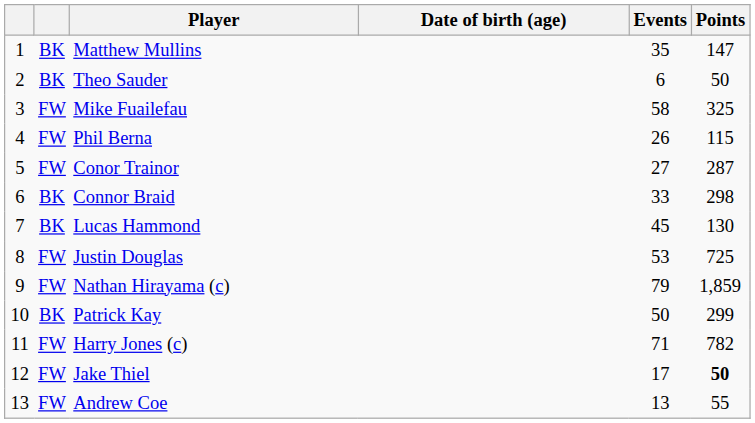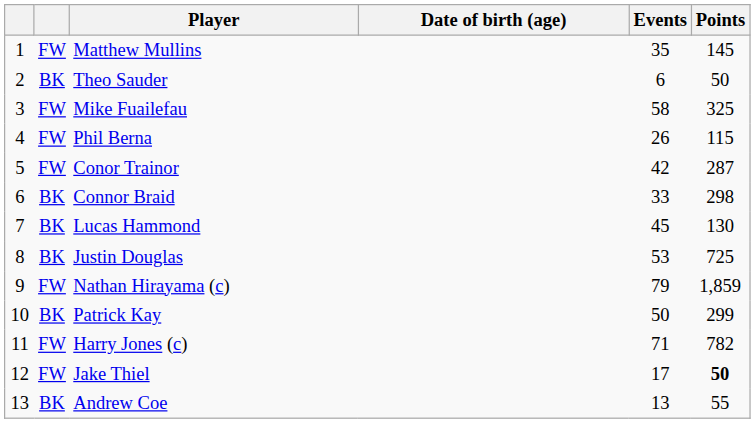(52, 50) BK -> (52, 50) FW
(720, 50) 147 -> (720, 50) 145
(660, 167) 27 -> (660, 167) 42
(52, 256) FW -> (52, 256) BK
(52, 402) FW -> (52, 402) BK
